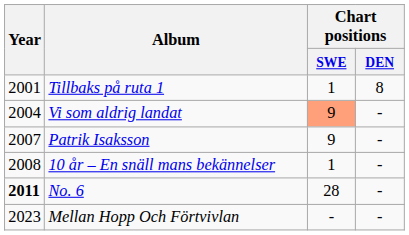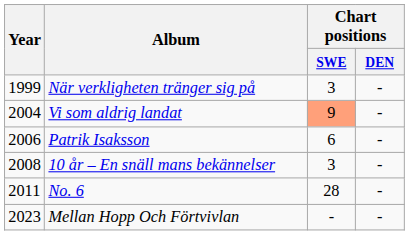+ row: (152, 87)
- row: (106, 87)
(25, 139) 2007 -> (25, 139) 2006
(331, 139) 9 -> (331, 139) 6
(331, 165) 1 -> (331, 165) 3
(24, 191) bold -> (24, 191) normal
